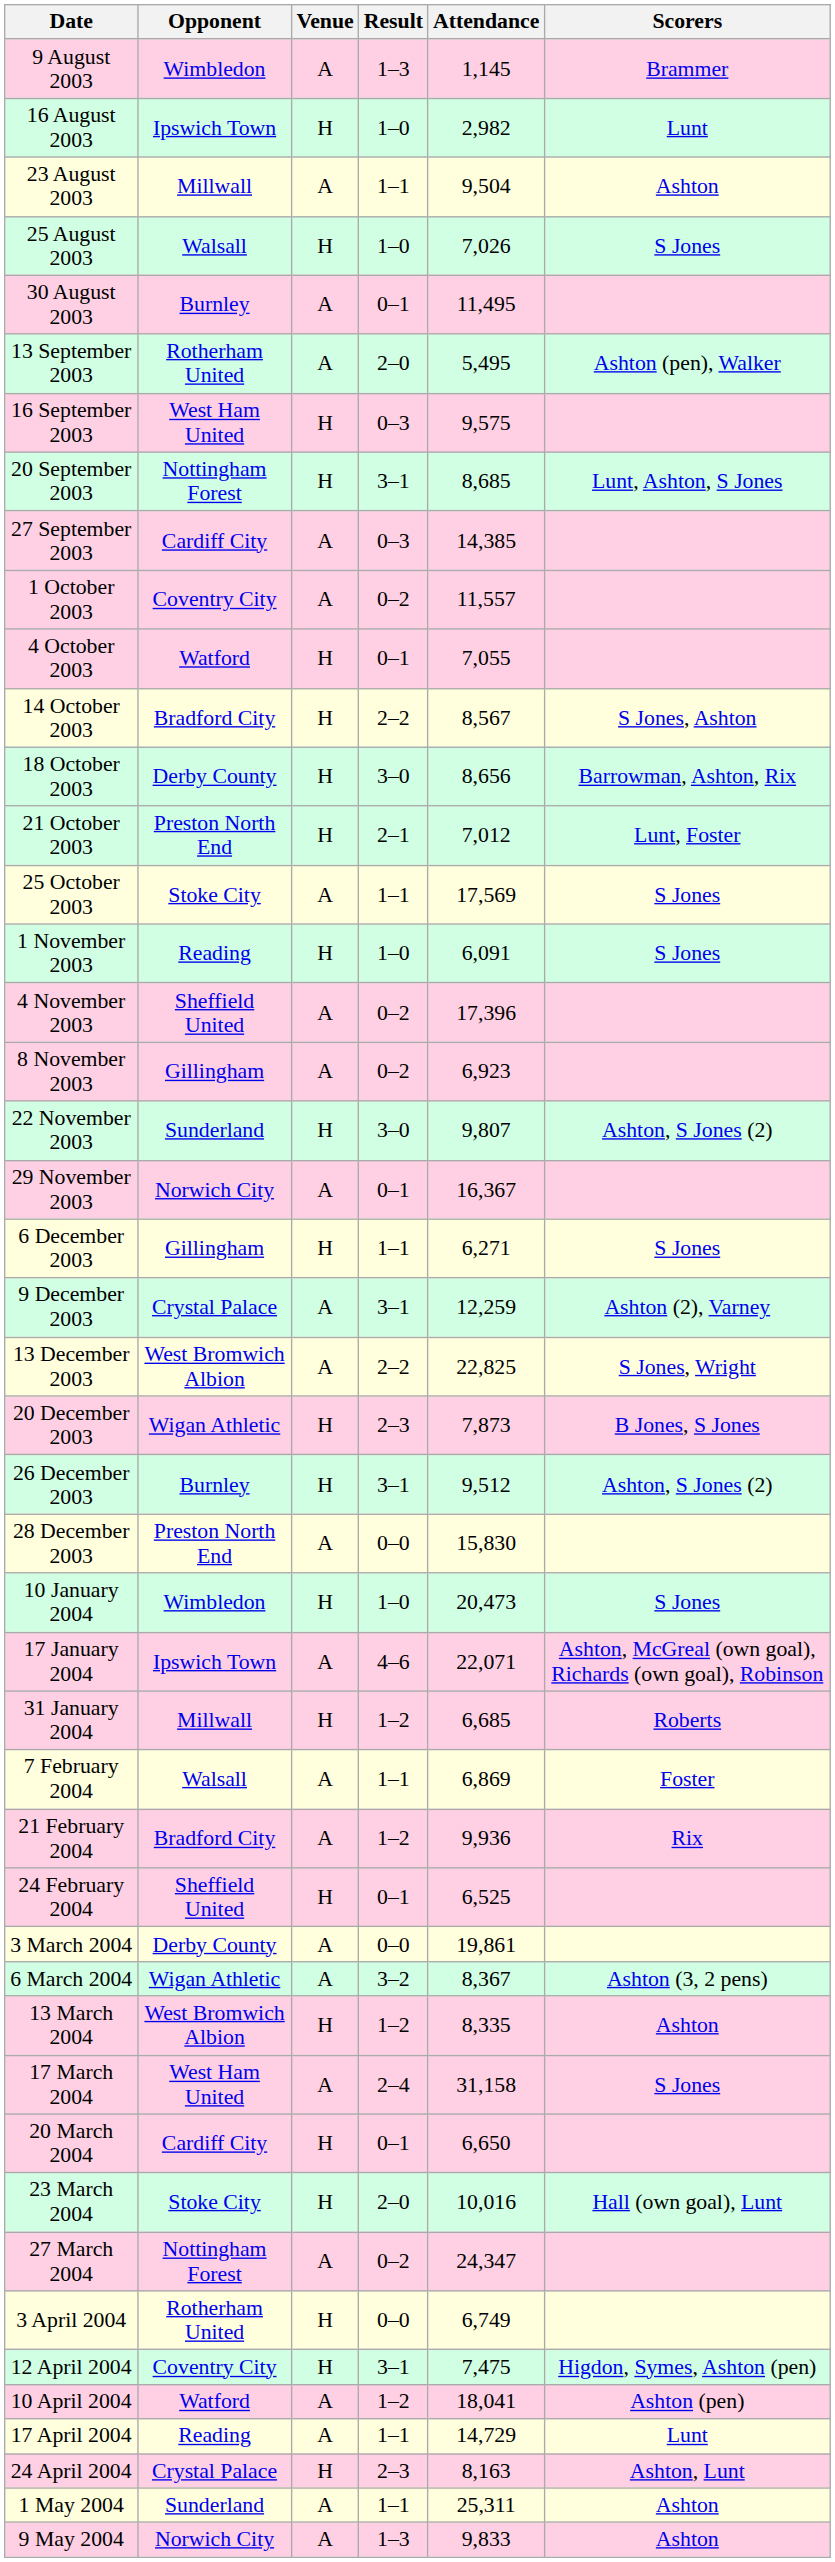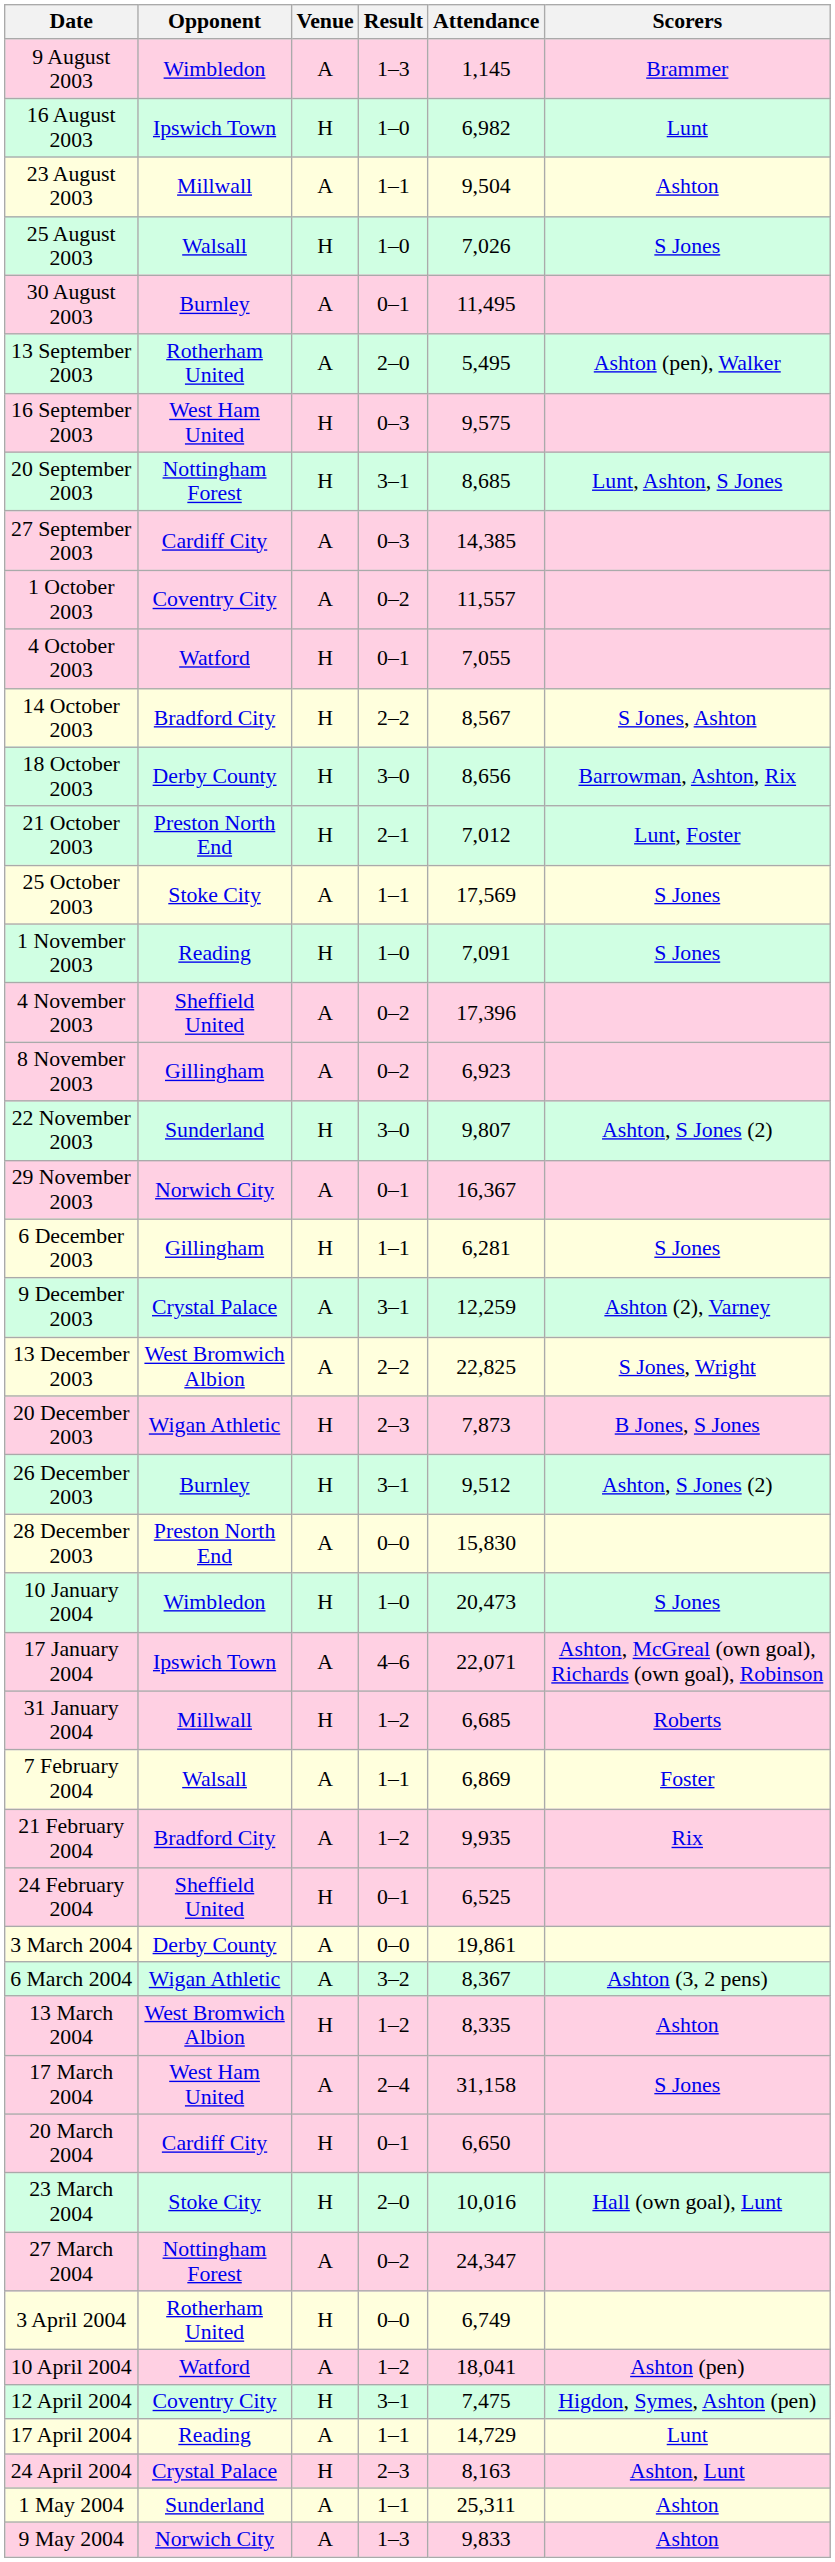(486, 127) 2,982 -> (486, 127) 6,982
(486, 953) 6,091 -> (486, 953) 7,091
(486, 1248) 6,271 -> (486, 1248) 6,281
(486, 1838) 9,936 -> (486, 1838) 9,935
rows swapped: (71, 2401) <-> (71, 2366)
